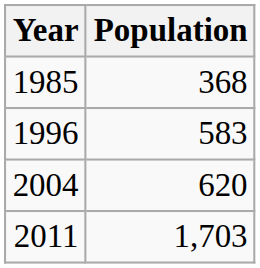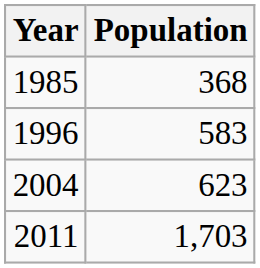(223, 184) 620 -> (223, 184) 623
